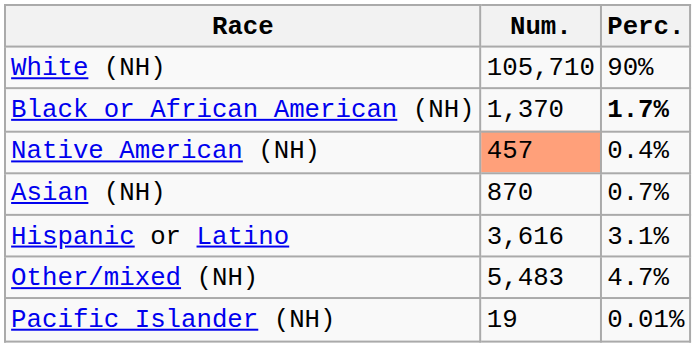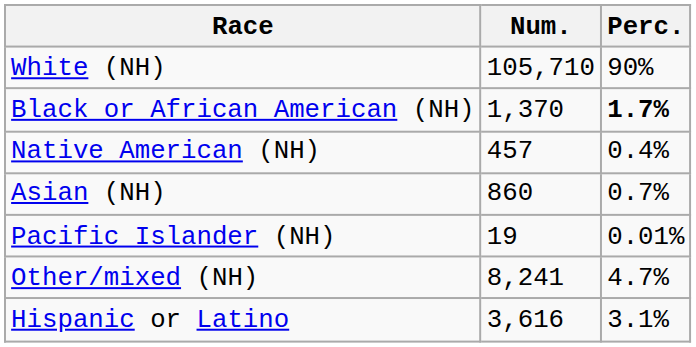(510, 152) lightsalmon background -> (510, 152) no background
(510, 194) 870 -> (510, 194) 860
rows swapped: (173, 320) <-> (150, 236)
(525, 278) 5,483 -> (525, 278) 8,241
